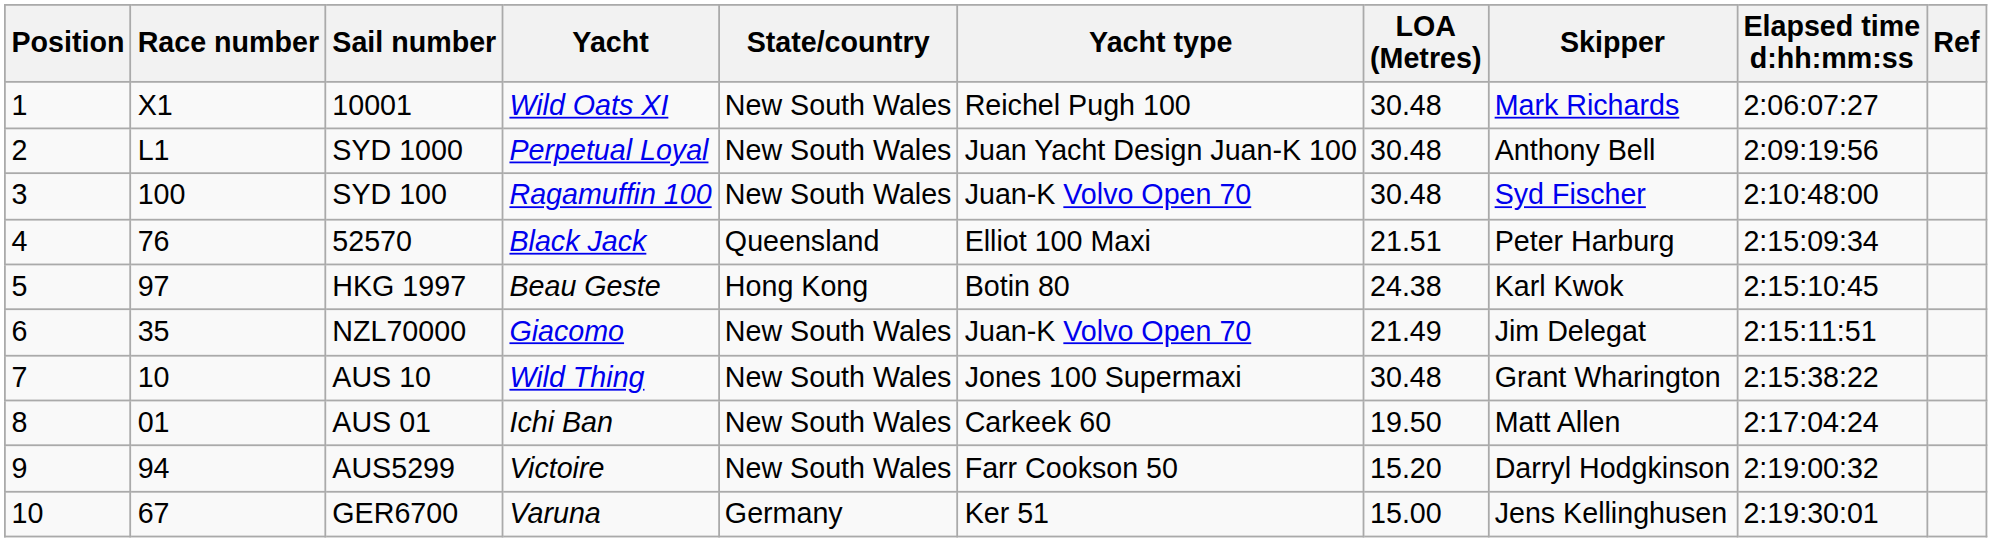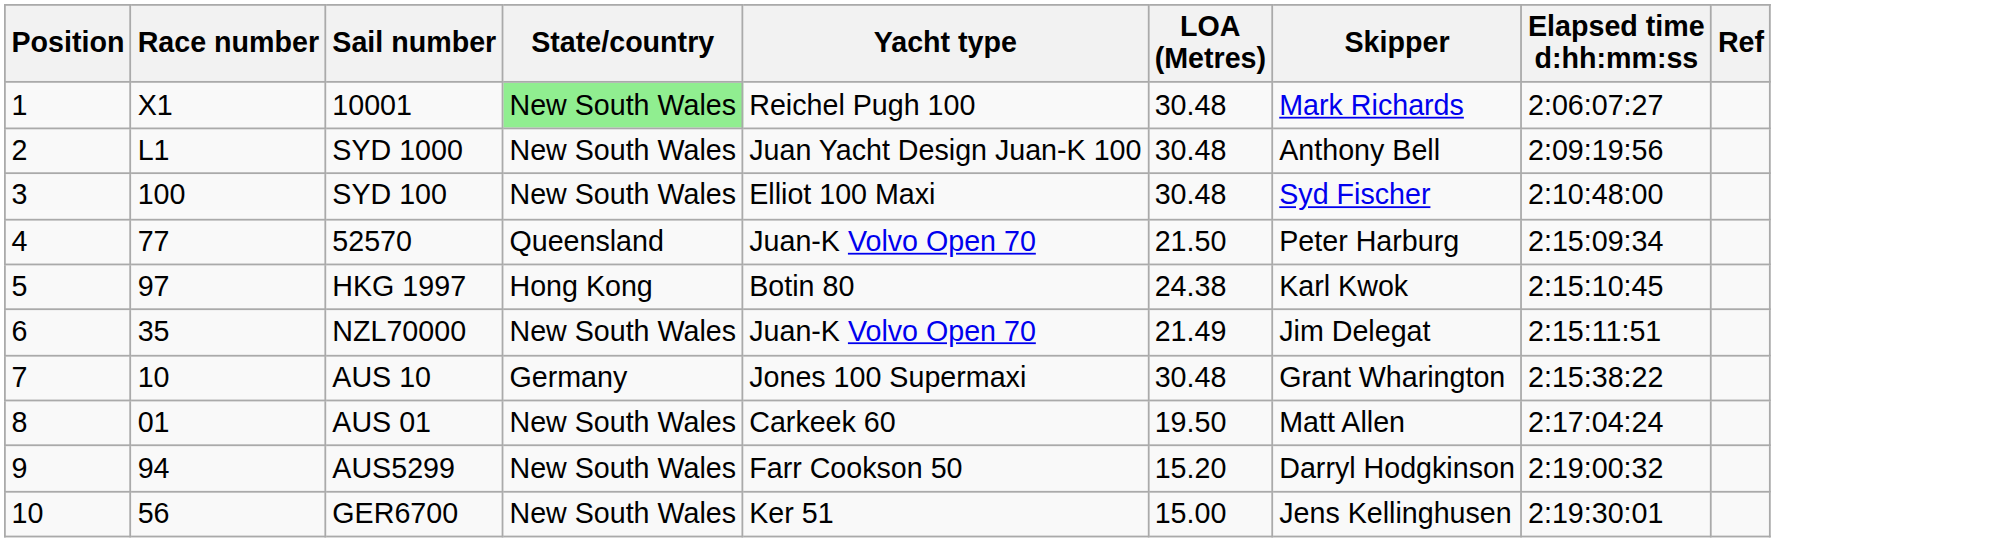- column: (611, 43)
(838, 104) no background -> (623, 104) lightgreen background
(1108, 195) Juan-K Volvo Open 70 -> (842, 195) Elliot 100 Maxi
(154, 241) 76 -> (154, 241) 77
(1058, 241) Elliot 100 Maxi -> (893, 241) Juan-K Volvo Open 70
(1406, 241) 21.51 -> (1190, 241) 21.50
(838, 377) New South Wales -> (568, 377) Germany
(154, 513) 67 -> (154, 513) 56
(784, 513) Germany -> (623, 513) New South Wales
